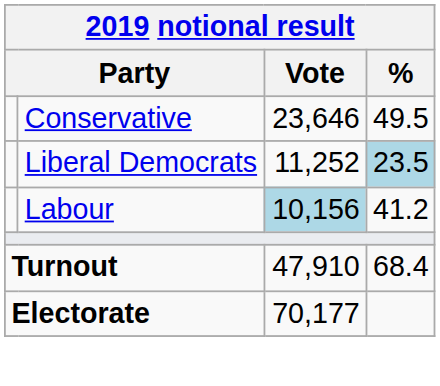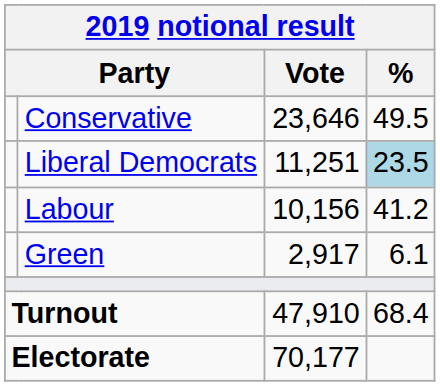(317, 163) 11,252 -> (317, 163) 11,251
(316, 208) lightblue background -> (316, 208) no background
+ row: (64, 254)
